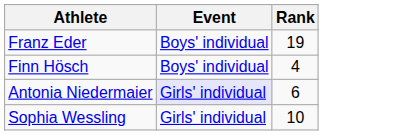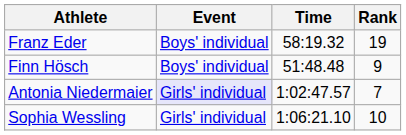+ column: (313, 17)
(295, 68) 4 -> (378, 68) 9
(295, 93) 6 -> (378, 93) 7
